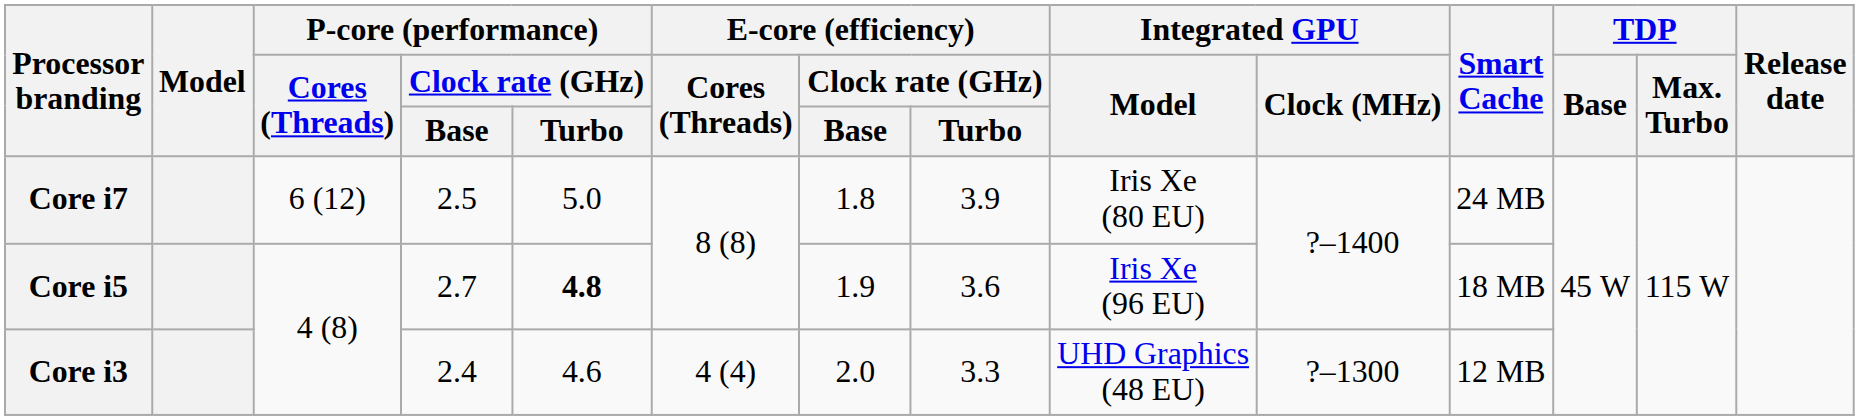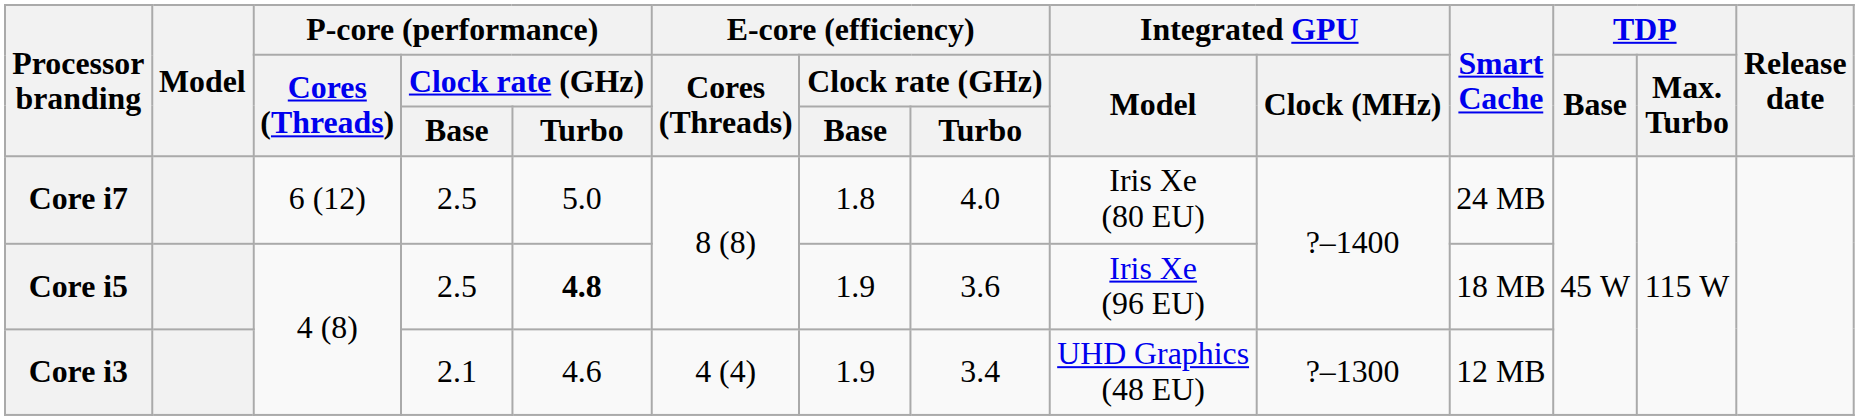(980, 199) 3.9 -> (980, 199) 4.0
(457, 285) 2.7 -> (457, 285) 2.5
(457, 371) 2.4 -> (457, 371) 2.1
(855, 371) 2.0 -> (855, 371) 1.9
(980, 371) 3.3 -> (980, 371) 3.4
